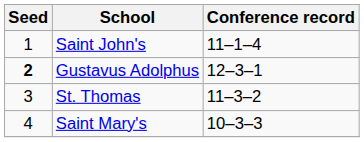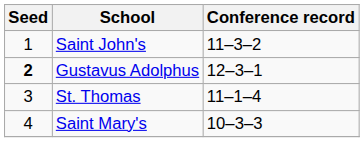(234, 44) 11–1–4 -> (234, 44) 11–3–2
(234, 96) 11–3–2 -> (234, 96) 11–1–4
